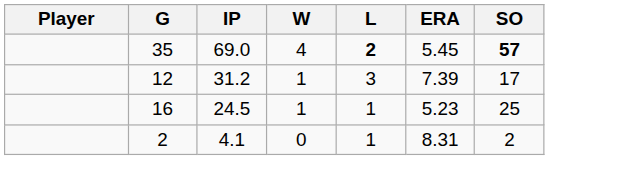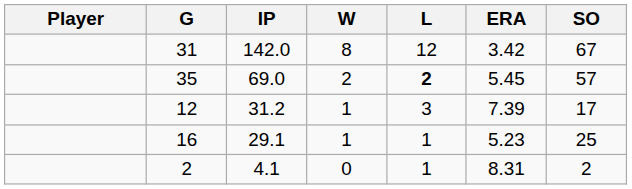+ row: (187, 49)
(301, 49) 4 -> (347, 79) 2
(509, 49) bold -> (586, 79) normal
(232, 109) 24.5 -> (267, 139) 29.1
